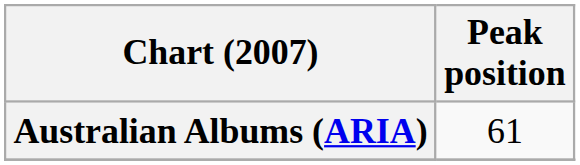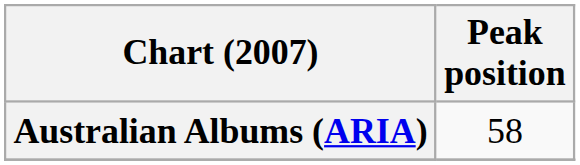(505, 130) 61 -> (505, 130) 58
